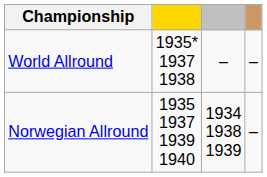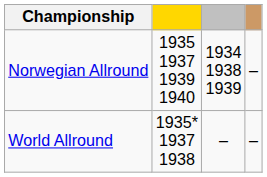rows swapped: (61, 61) <-> (78, 132)
